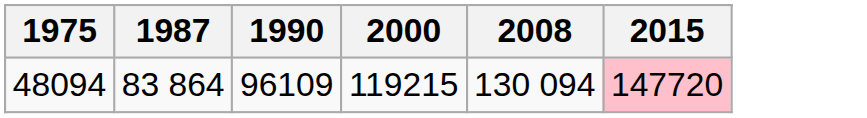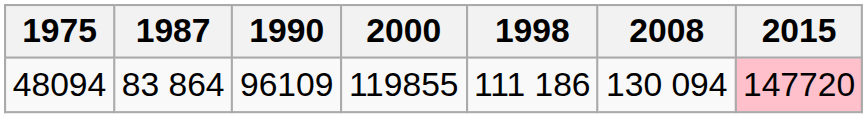+ column: (532, 31)
(404, 84) 119215 -> (404, 84) 119855
